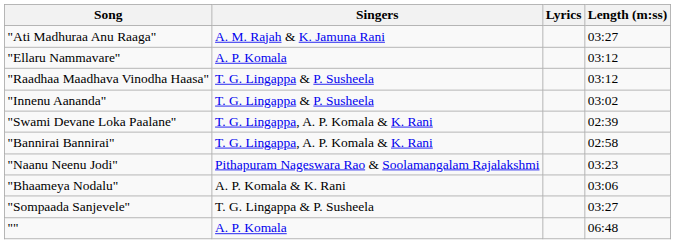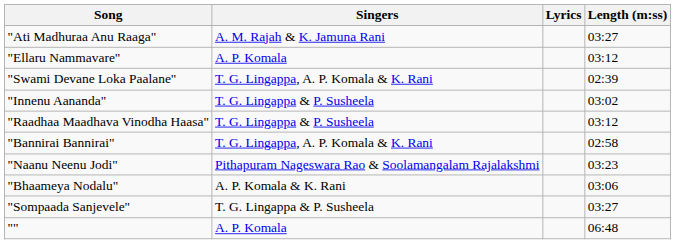rows swapped: (108, 79) <-> (92, 121)
